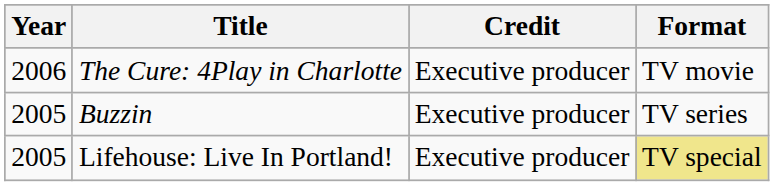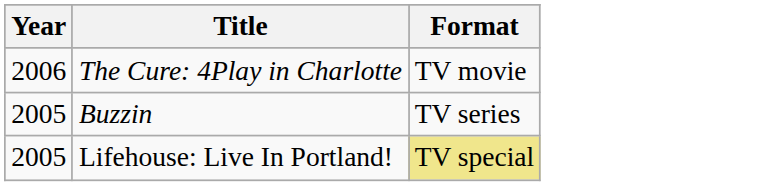- column: (522, 26)
